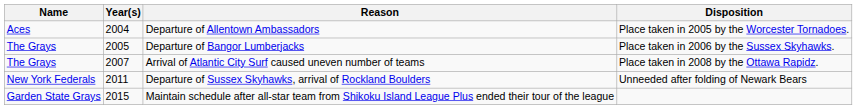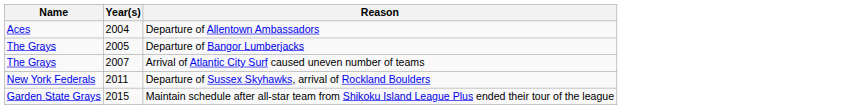- column: (734, 12)
